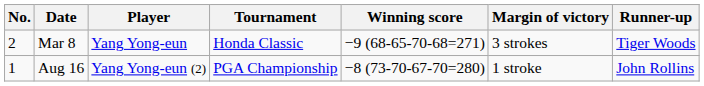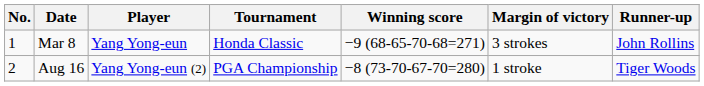(12, 43) 2 -> (12, 43) 1
(656, 43) Tiger Woods -> (655, 43) John Rollins
(12, 68) 1 -> (12, 68) 2
(655, 68) John Rollins -> (656, 68) Tiger Woods
